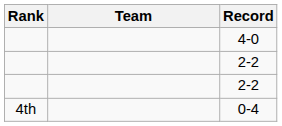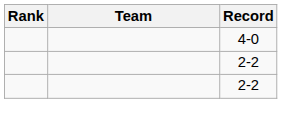- row: (26, 109)
